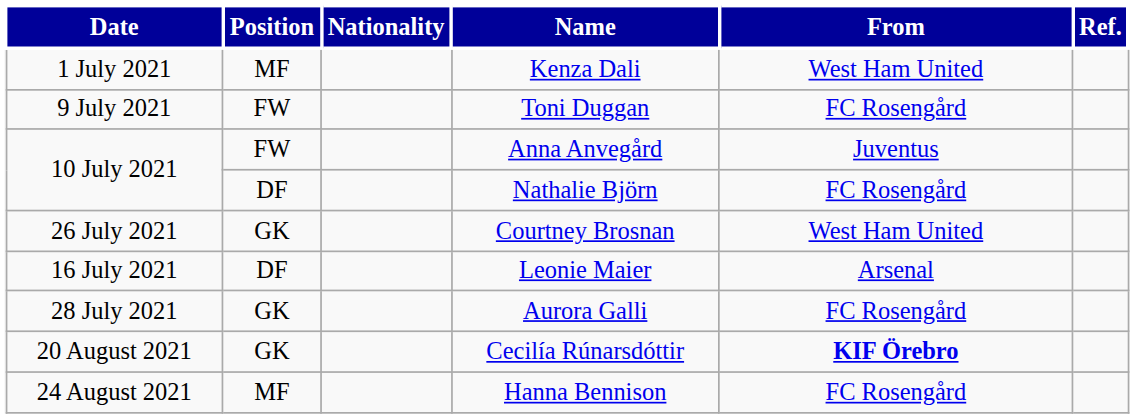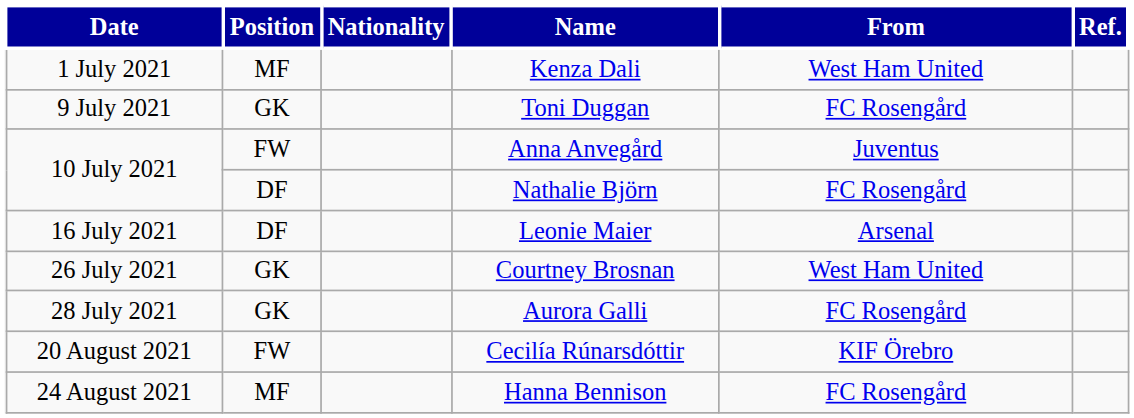(272, 109) FW -> (272, 109) GK
rows swapped: (585, 270) <-> (585, 230)
(272, 351) GK -> (272, 351) FW
(896, 351) bold -> (896, 351) normal
